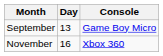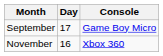(65, 28) 13 -> (65, 28) 17
